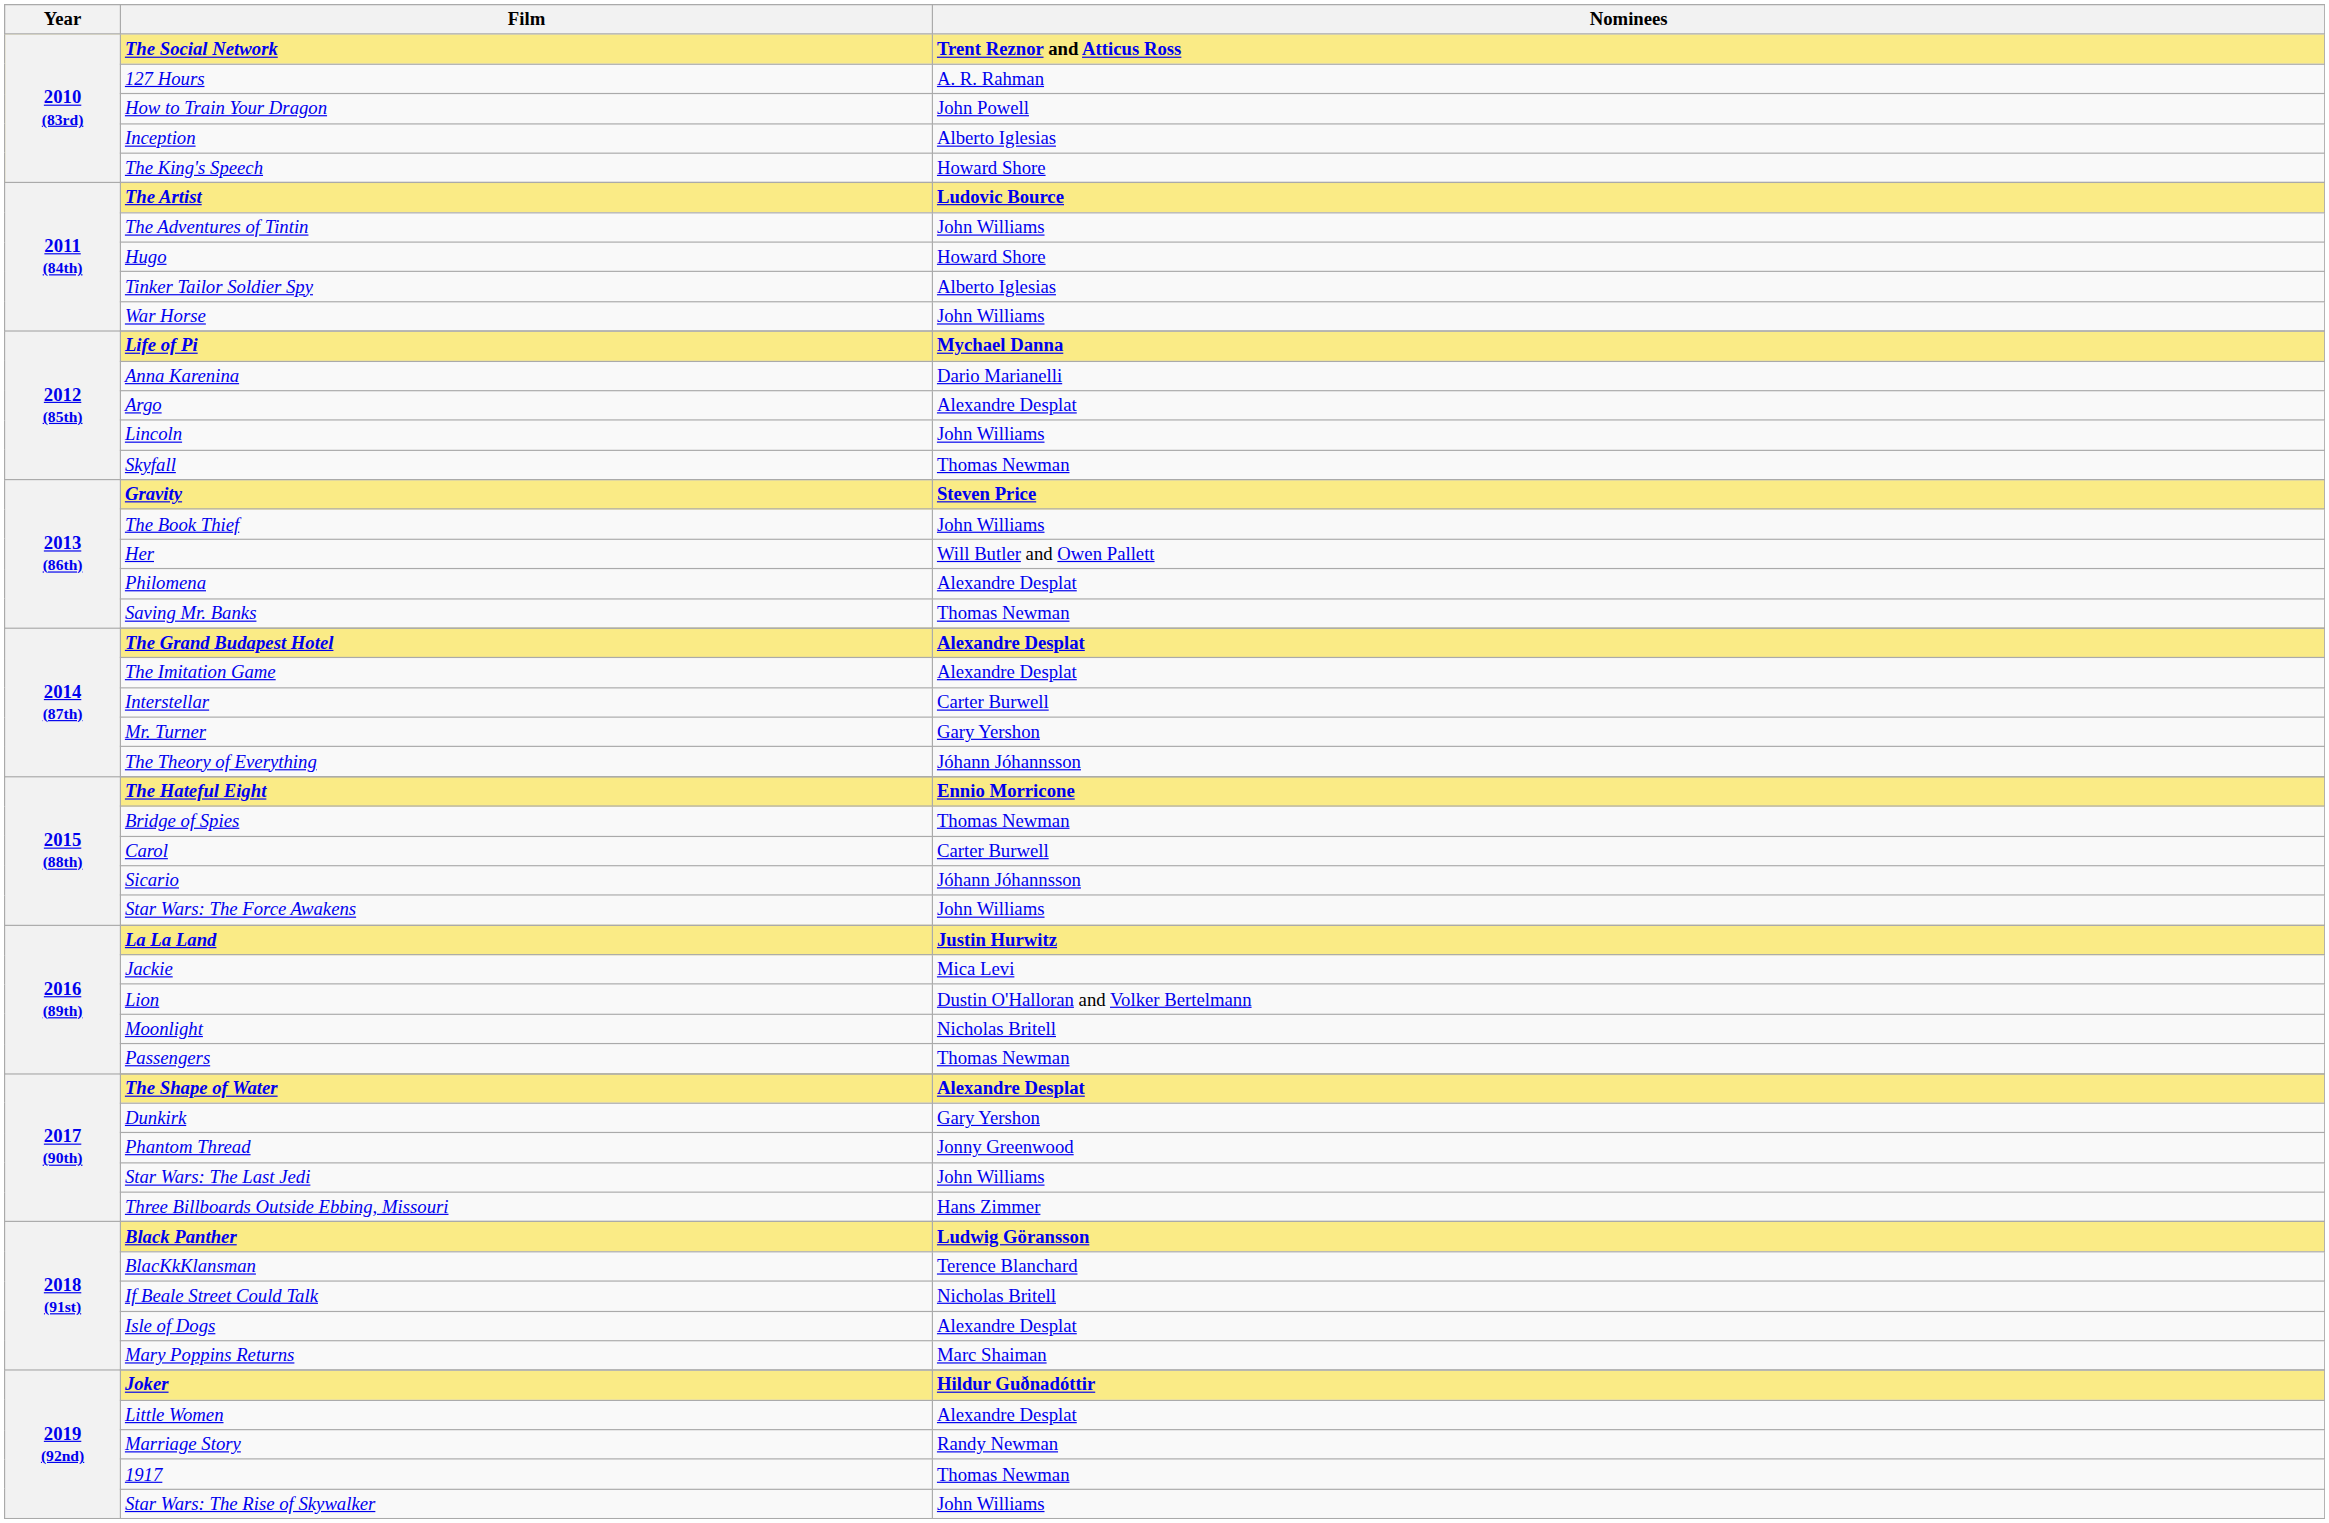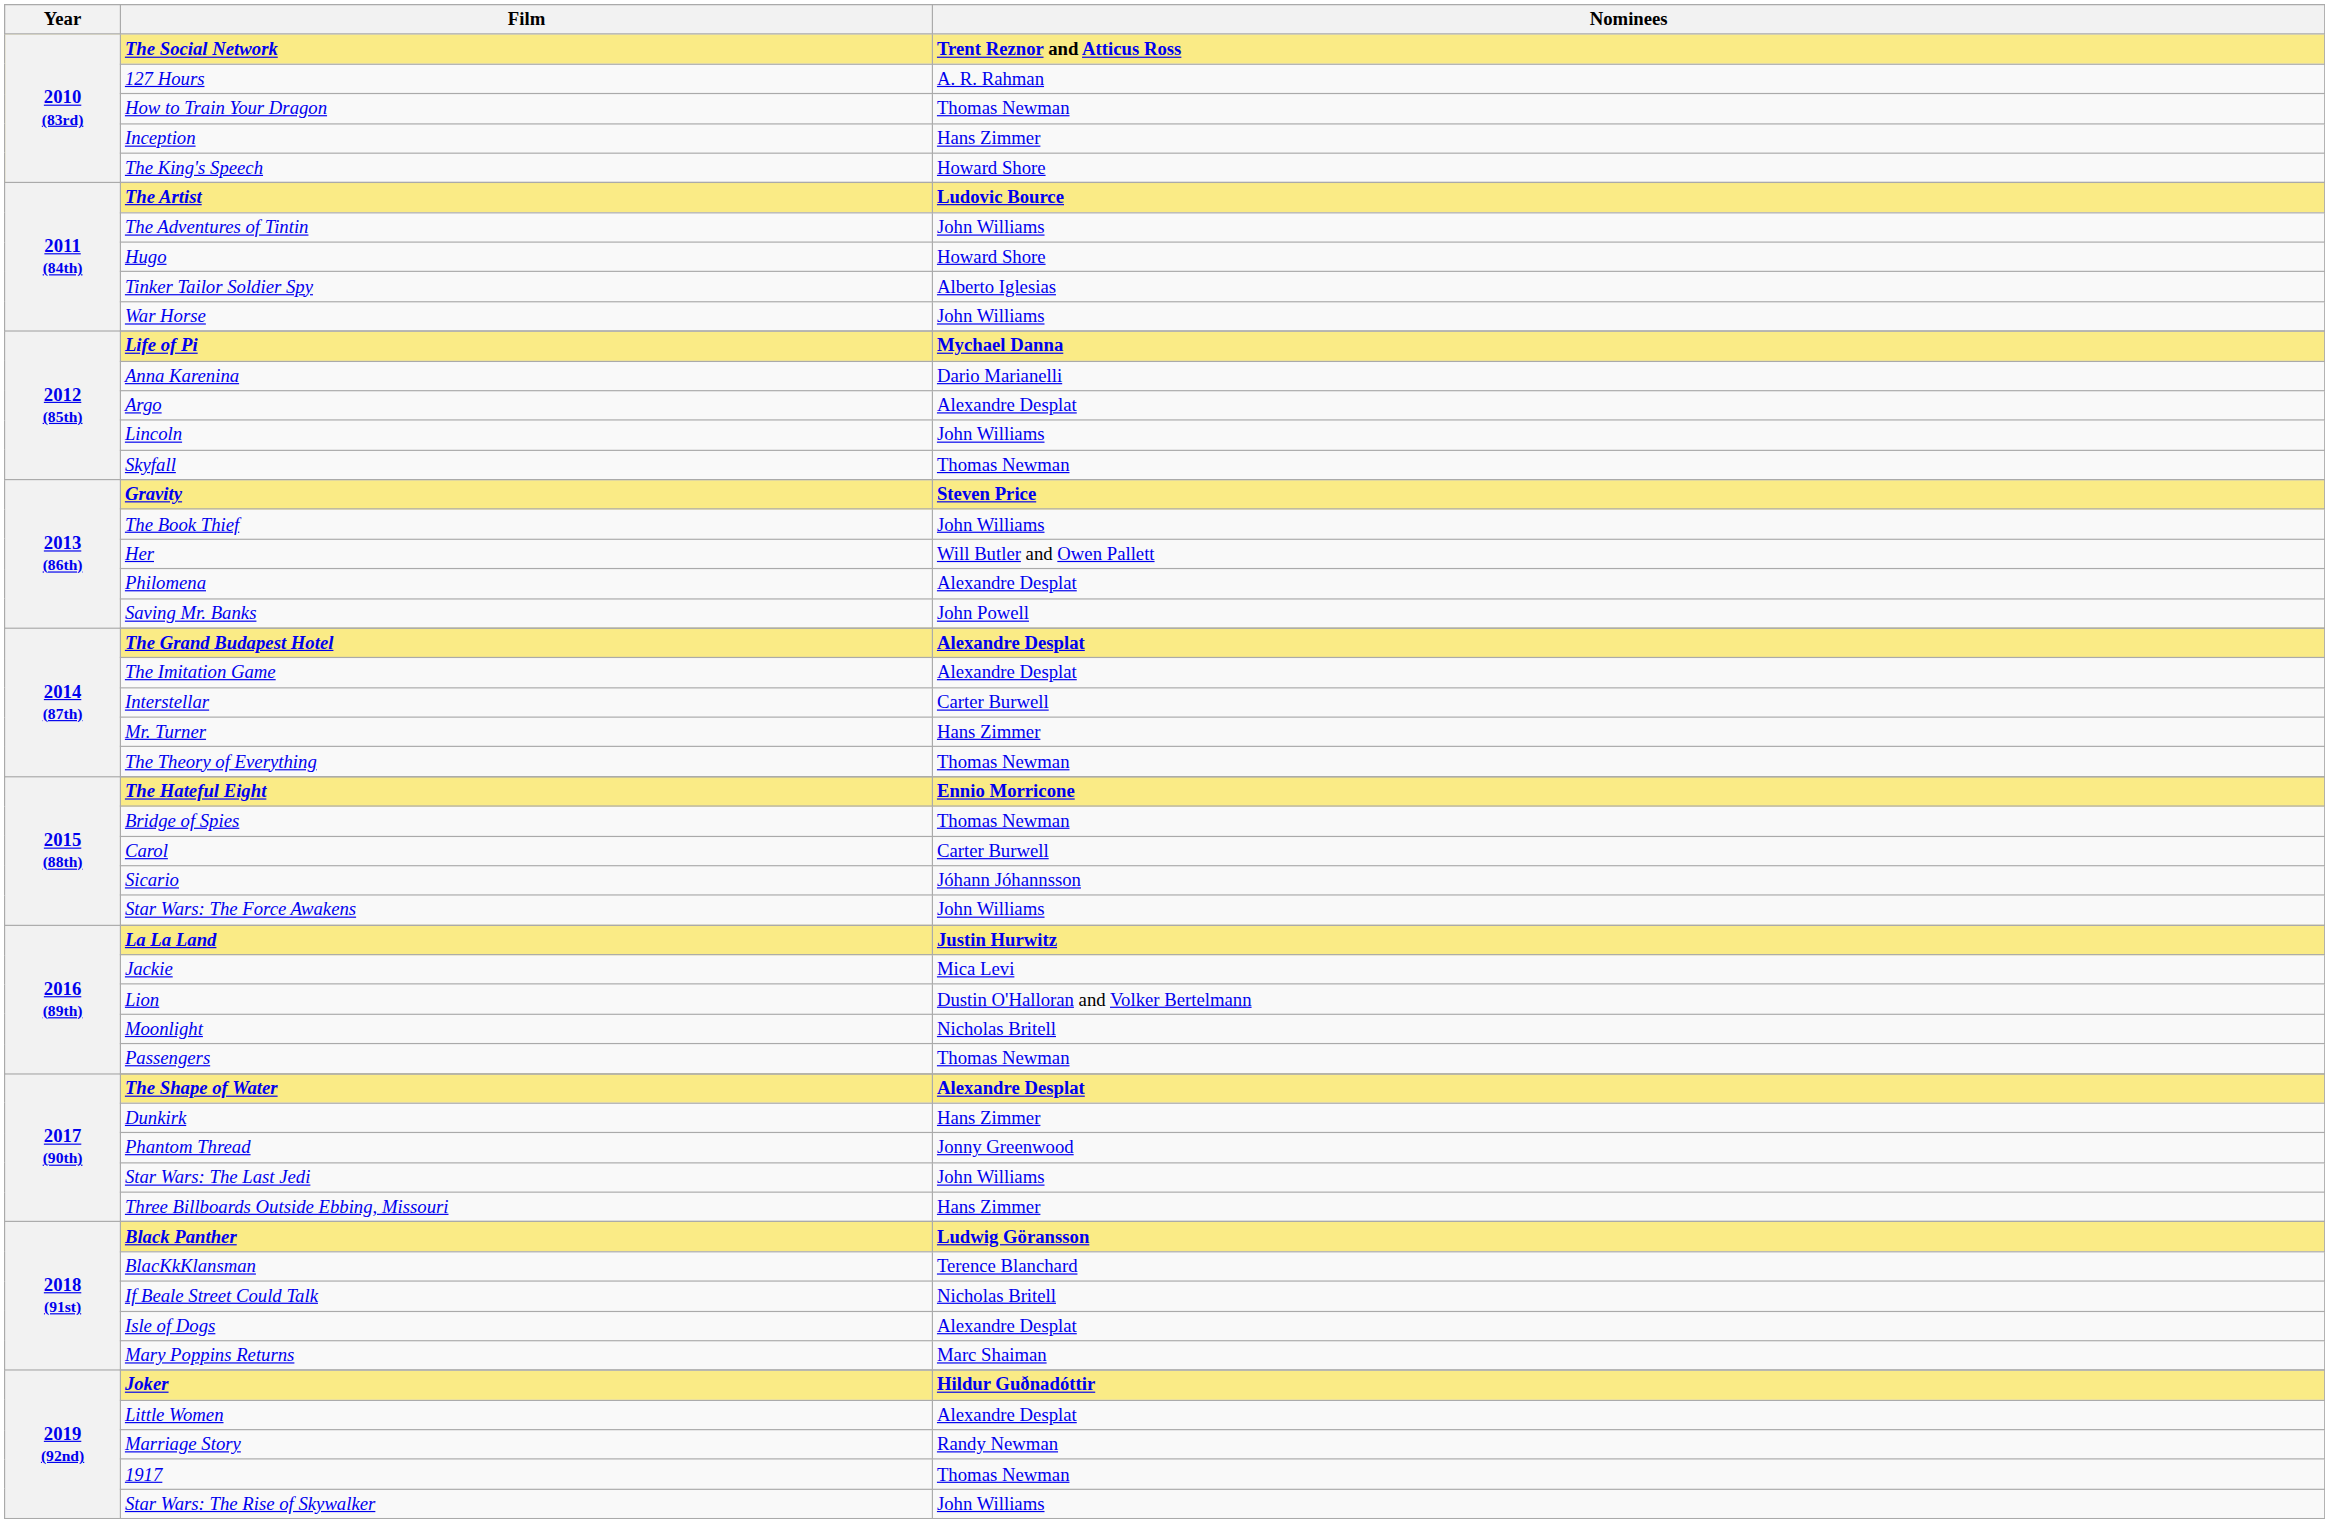(983, 108) John Powell -> (1003, 108) Thomas Newman
(996, 138) Alberto Iglesias -> (989, 138) Hans Zimmer
(1003, 613) Thomas Newman -> (983, 613) John Powell
(988, 731) Gary Yershon -> (989, 731) Hans Zimmer
(1009, 761) Jóhann Jóhannsson -> (1003, 761) Thomas Newman
(988, 1117) Gary Yershon -> (989, 1117) Hans Zimmer
